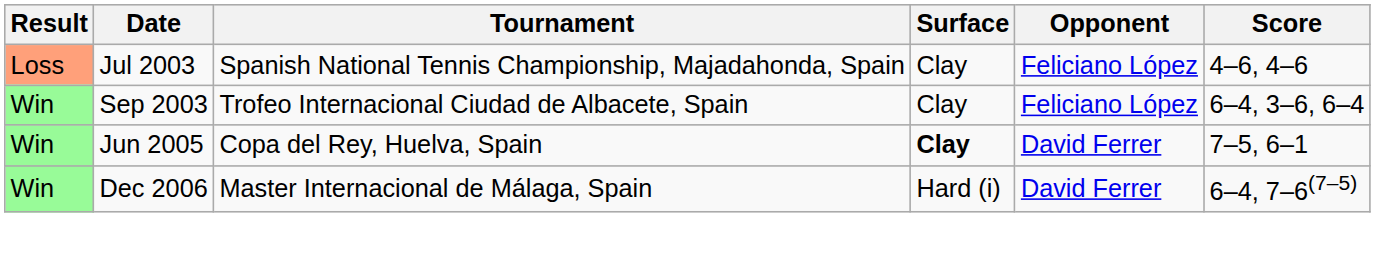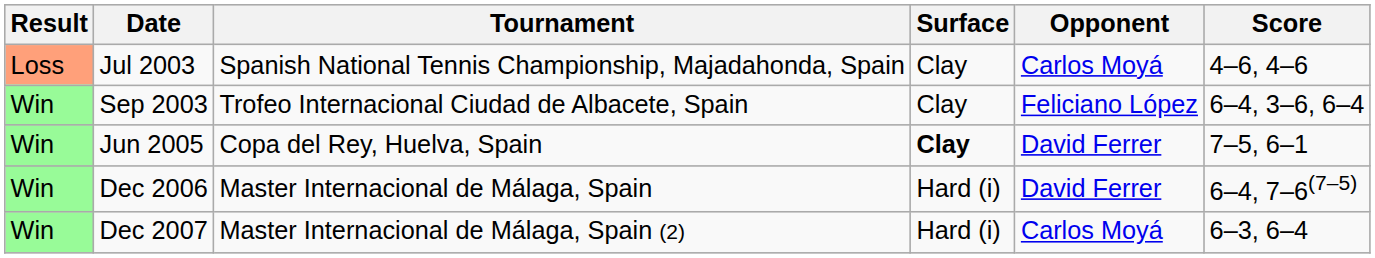(1109, 64) Feliciano López -> (1092, 64) Carlos Moyá
+ row: (154, 231)
